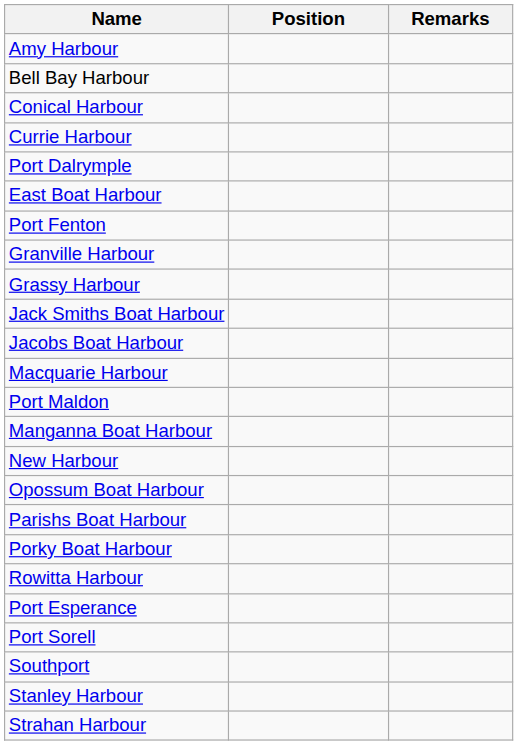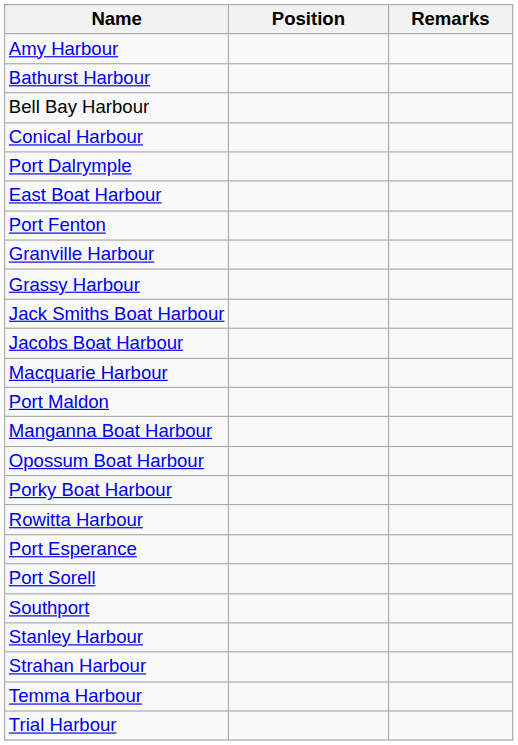+ row: (80, 78)
- row: (70, 136)
- row: (64, 460)
- row: (98, 519)
+ row: (75, 696)
+ row: (63, 725)
